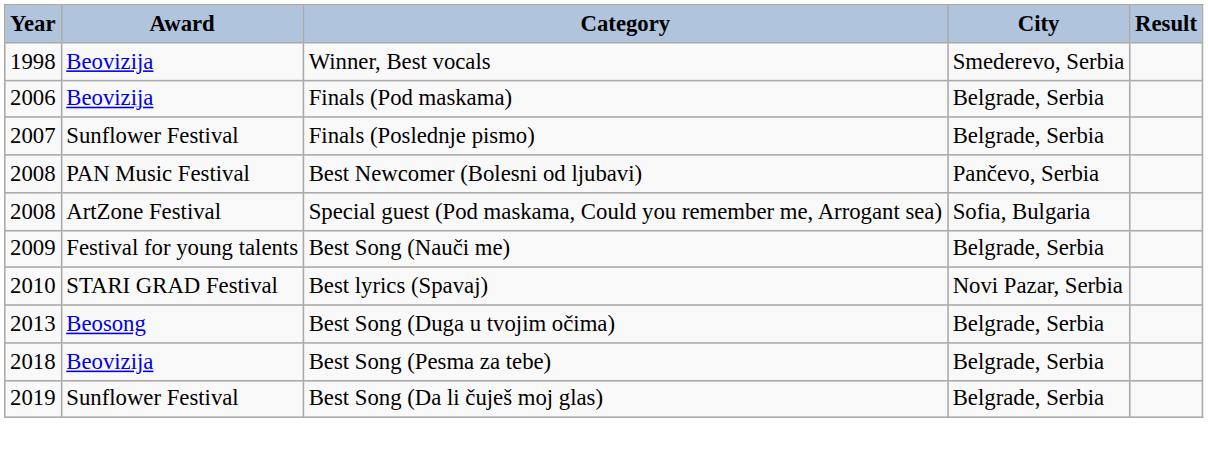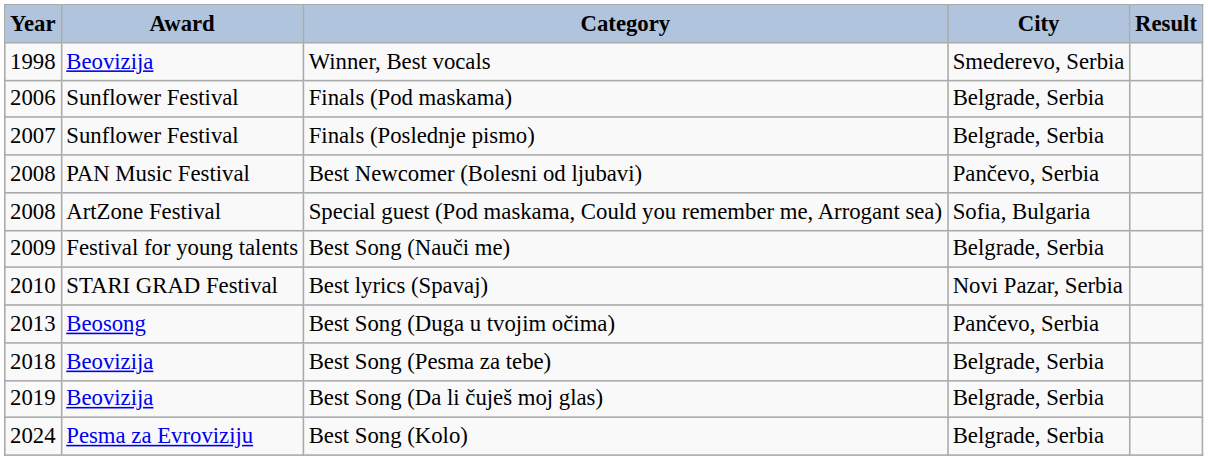(110, 98) Beovizija -> (152, 98) Sunflower Festival
(1028, 323) Belgrade, Serbia -> (1026, 323) Pančevo, Serbia
(152, 398) Sunflower Festival -> (110, 398) Beovizija
+ row: (388, 436)
